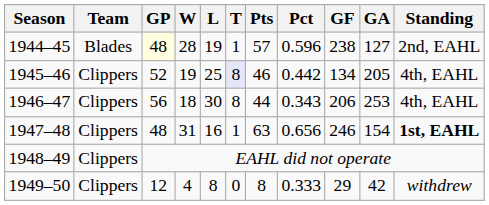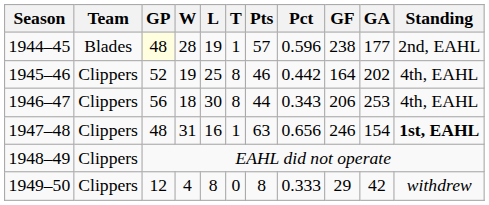(377, 46) 127 -> (377, 46) 177
(236, 74) lavender background -> (236, 74) no background
(342, 74) 134 -> (342, 74) 164
(377, 74) 205 -> (377, 74) 202
